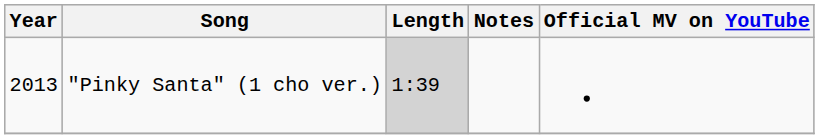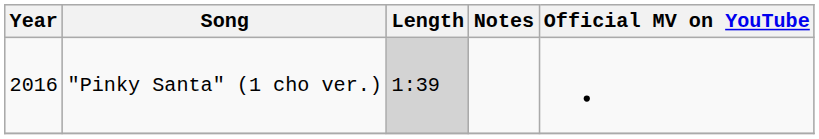(34, 86) 2013 -> (34, 86) 2016
